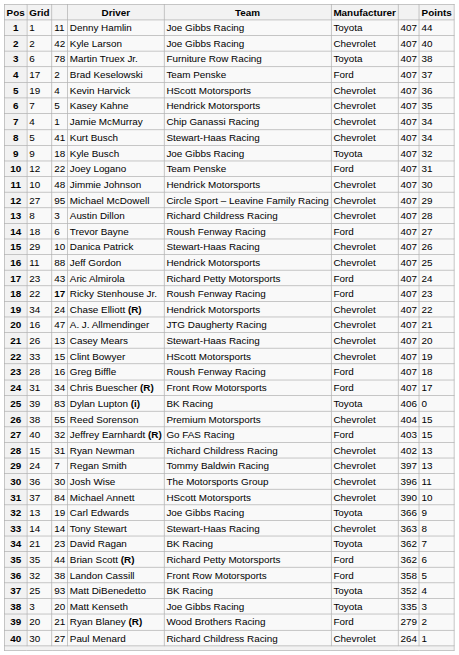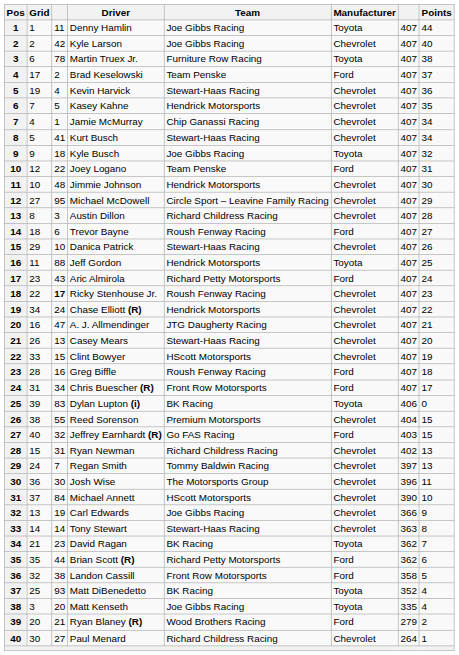(209, 91) HScott Motorsports -> (213, 91) Stewart-Haas Racing
(355, 263) Chevrolet -> (348, 263) Toyota
(344, 294) Ford -> (355, 294) Chevrolet
(348, 513) Toyota -> (355, 513) Chevrolet
(424, 607) 3 -> (424, 607) 4
